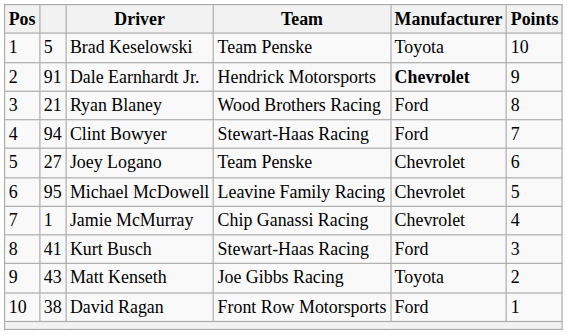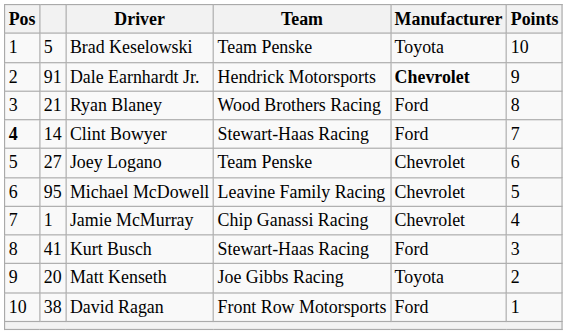(13, 133) normal -> (13, 133) bold
(53, 133) 94 -> (53, 133) 14
(53, 277) 43 -> (53, 277) 20
